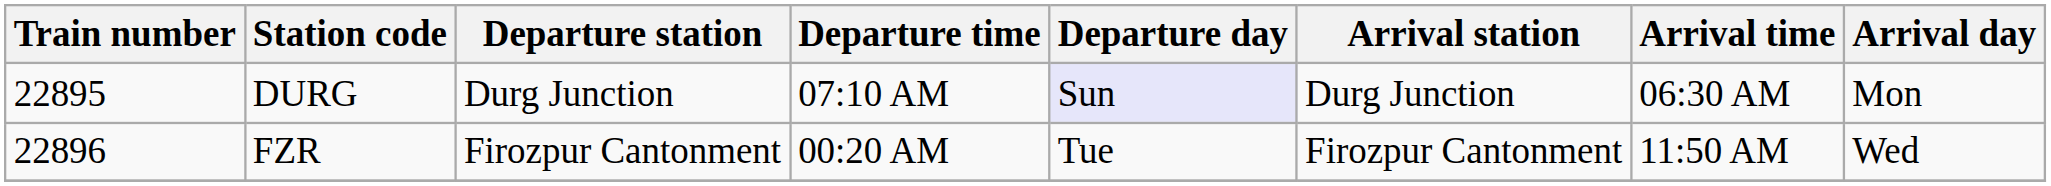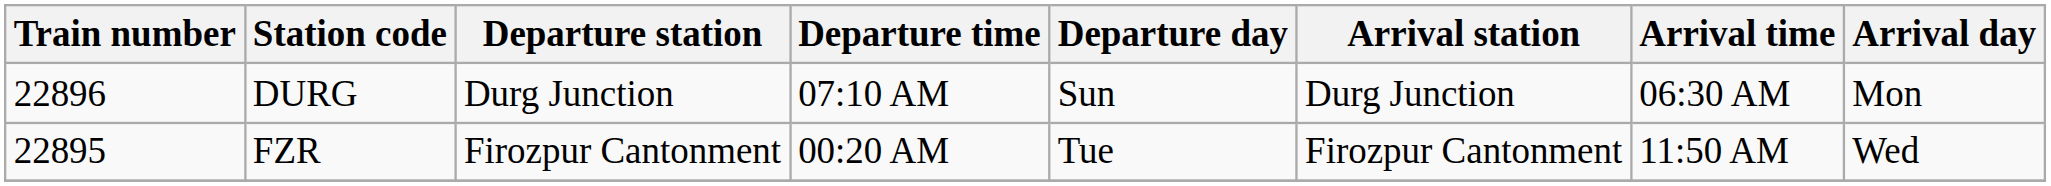(60, 92) 22895 -> (60, 92) 22896
(1086, 92) lavender background -> (1086, 92) no background
(60, 151) 22896 -> (60, 151) 22895
